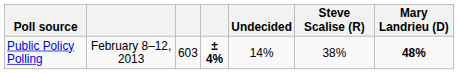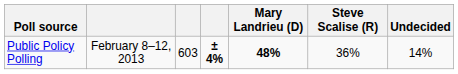columns swapped: (414, 20) <-> (262, 27)
(334, 52) 38% -> (348, 52) 36%
